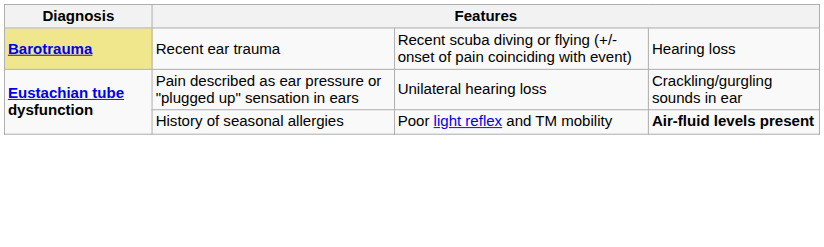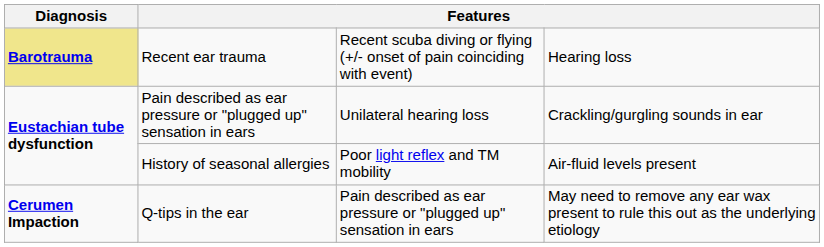(733, 121) bold -> (622, 164) normal
+ row: (195, 213)
